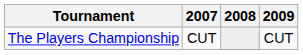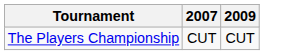- column: (240, 16)
